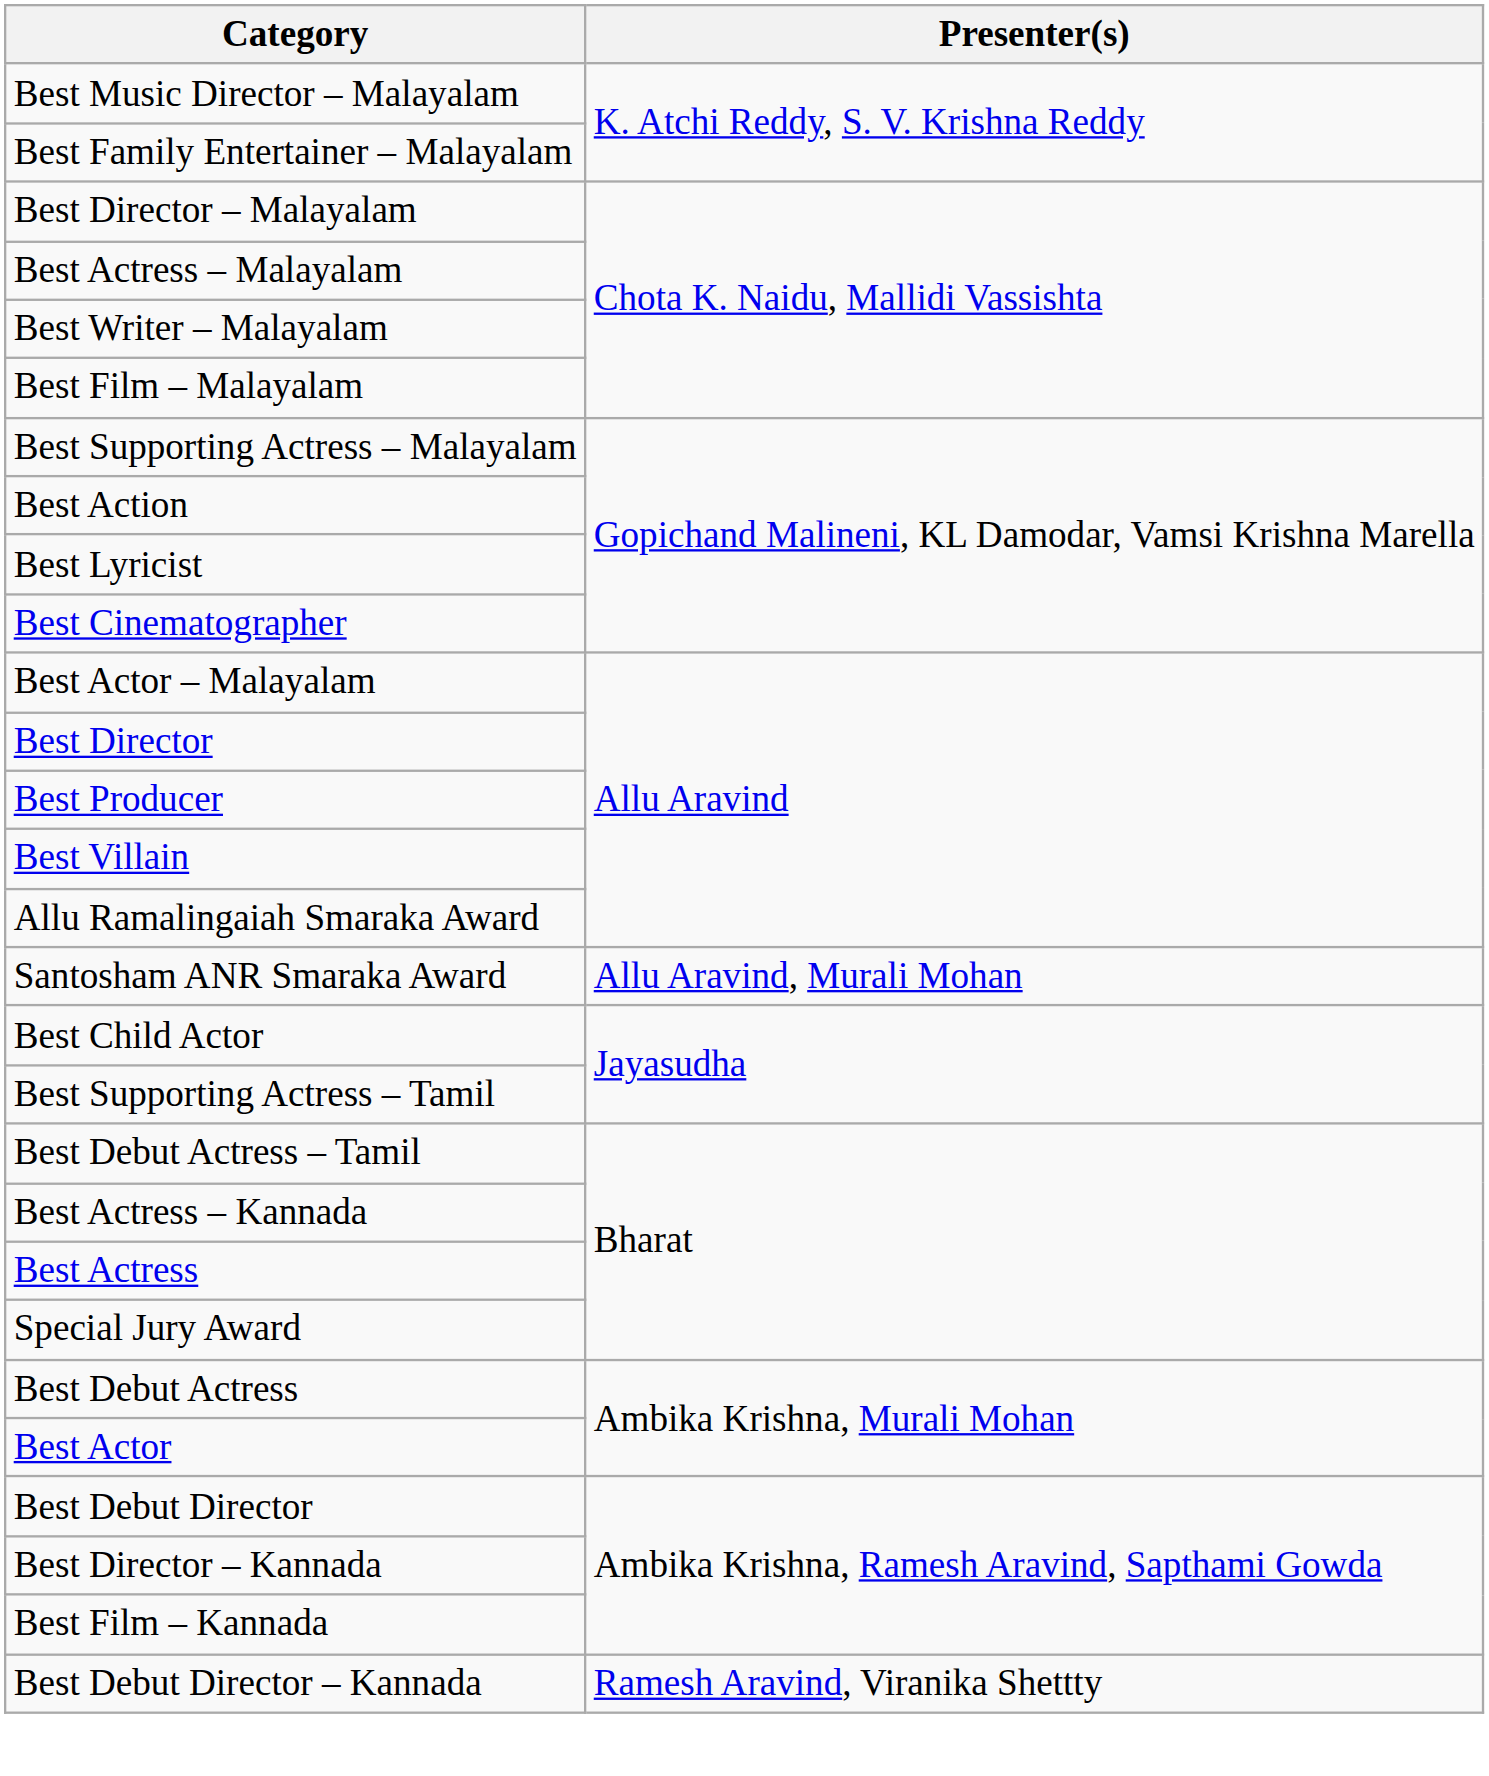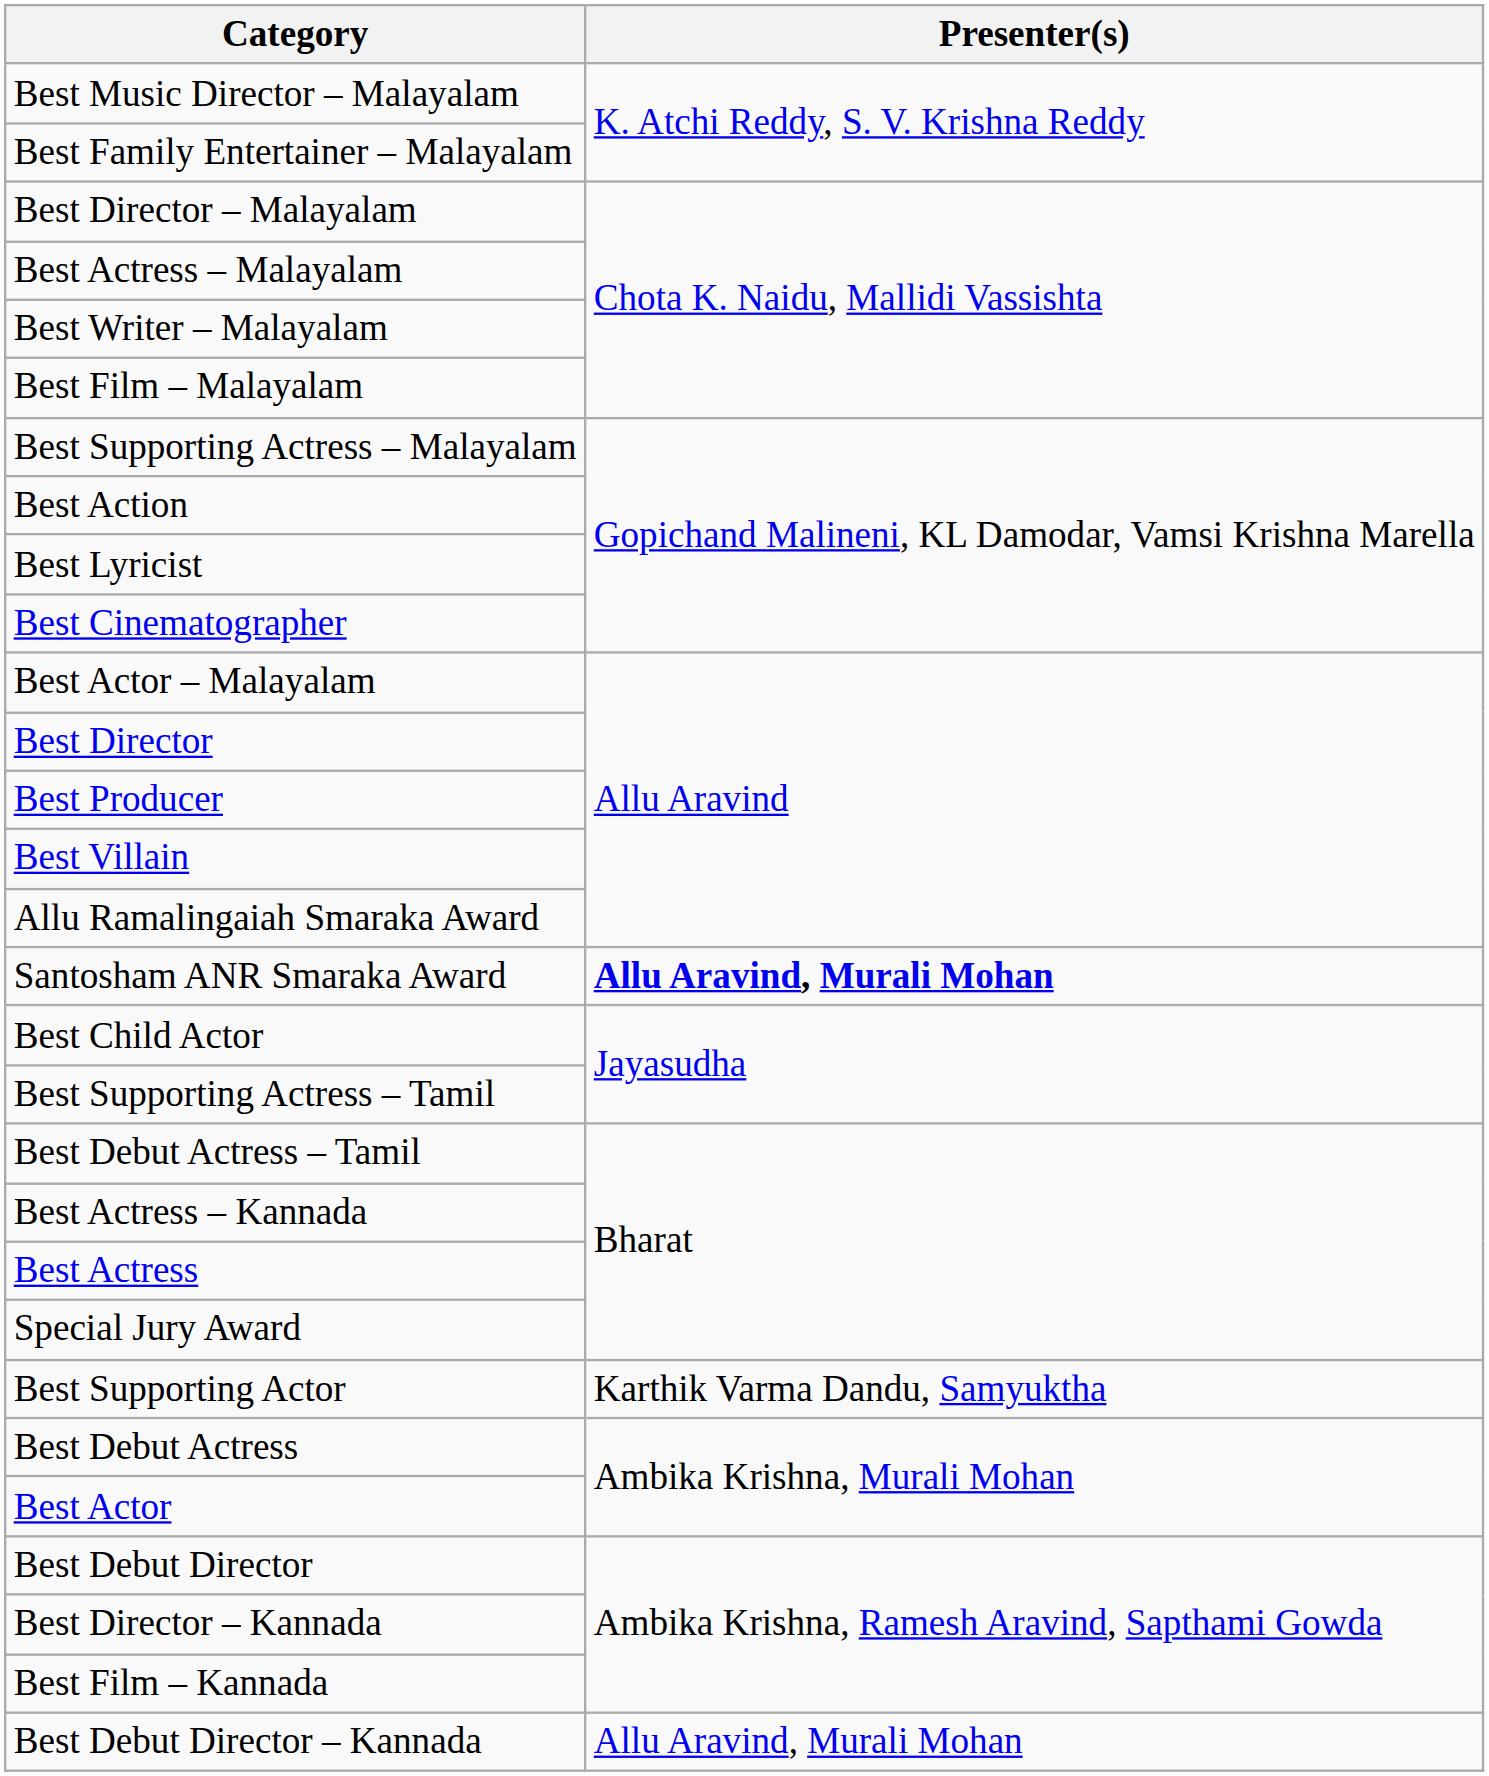(808, 975) normal -> (824, 975) bold
+ row: (180, 1387)
(848, 1682) Ramesh Aravind, Viranika Shettty -> (808, 1741) Allu Aravind, Murali Mohan
